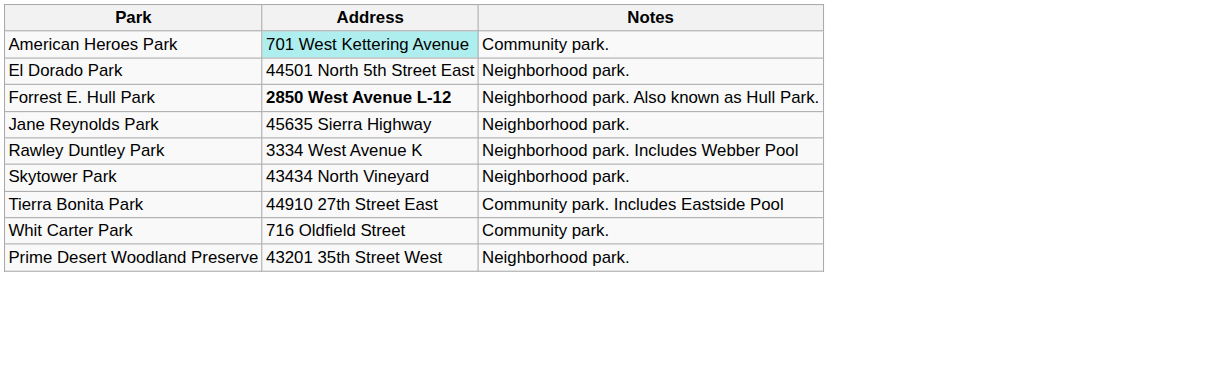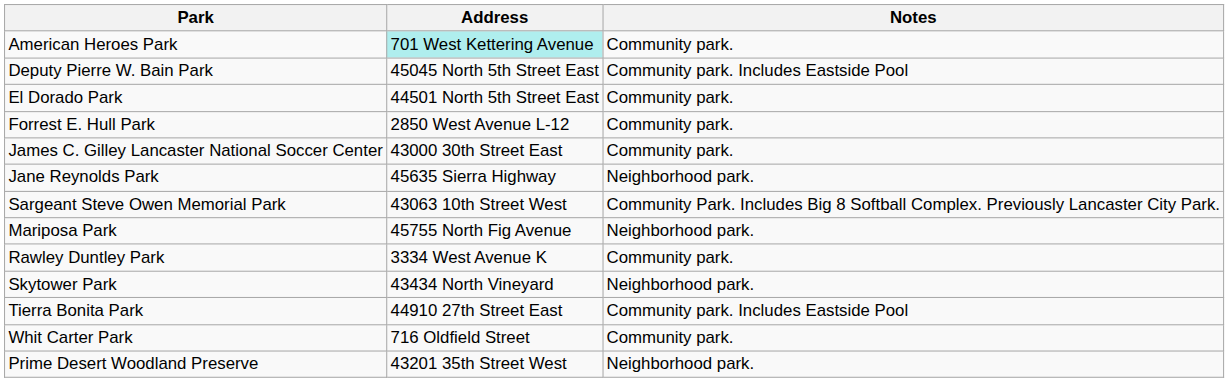+ row: (111, 71)
(556, 71) Neighborhood park. -> (670, 97) Community park.
(359, 97) bold -> (480, 124) normal
(651, 97) Neighborhood park. Also known as Hull Park. -> (670, 124) Community park.
+ row: (196, 151)
+ row: (147, 204)
+ row: (63, 230)
(640, 151) Neighborhood park. Includes Webber Pool -> (670, 257) Community park.
